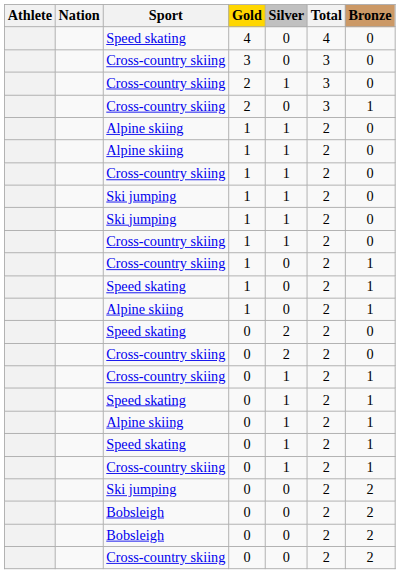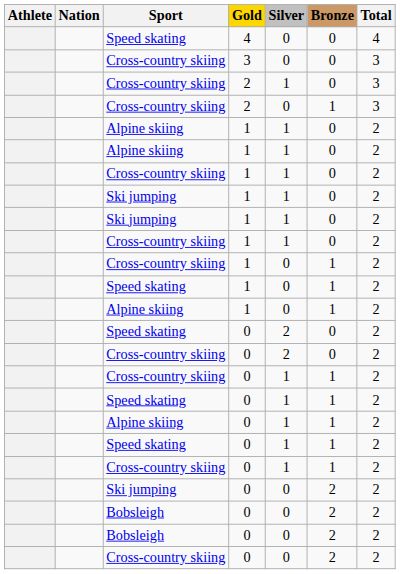columns swapped: (370, 15) <-> (326, 15)
